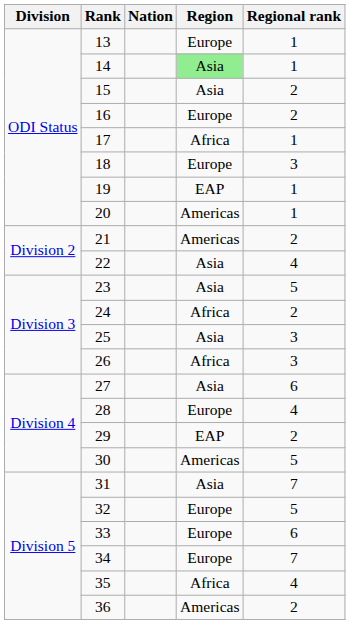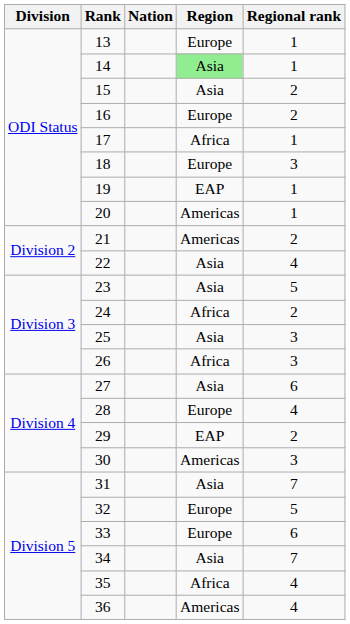(294, 459) 5 -> (294, 459) 3
(210, 558) Europe -> (210, 558) Asia
(294, 607) 2 -> (294, 607) 4
